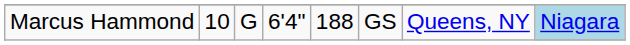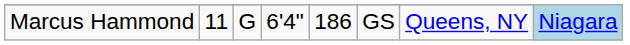(217, 22) 10 -> (216, 22) 11
(335, 22) 188 -> (333, 22) 186
